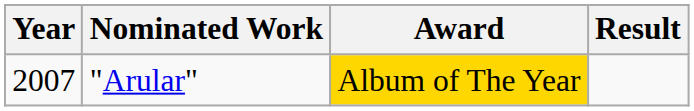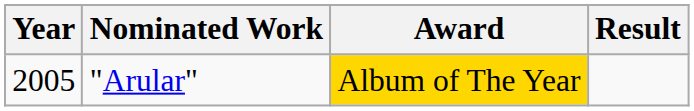(44, 79) 2007 -> (44, 79) 2005
